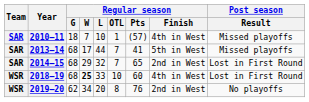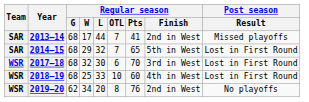- row: (47, 38)
(178, 51) 5th in West -> (174, 38) 2nd in West
(178, 64) 2nd in West -> (174, 51) 5th in West
+ row: (47, 64)
(87, 77) bold -> (87, 77) normal
